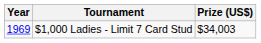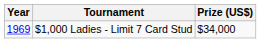(216, 29) $34,003 -> (216, 29) $34,000
